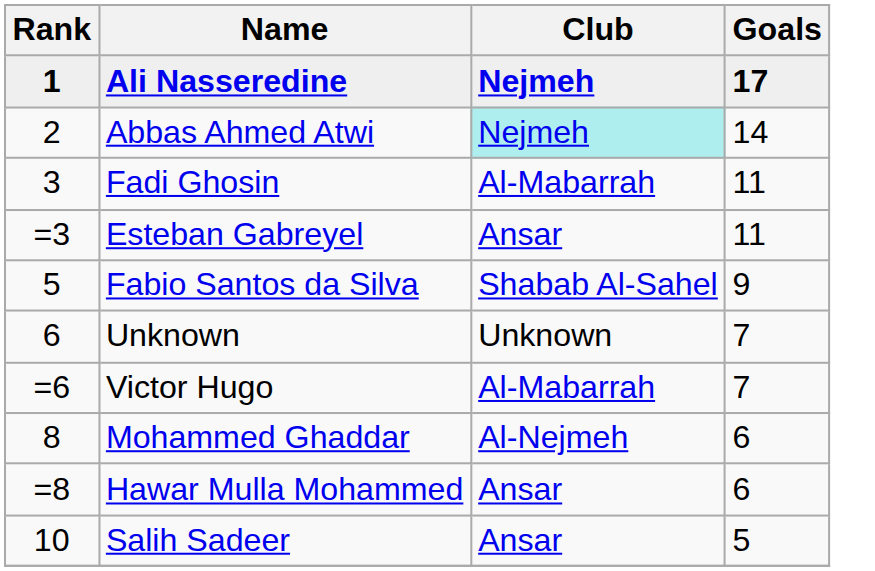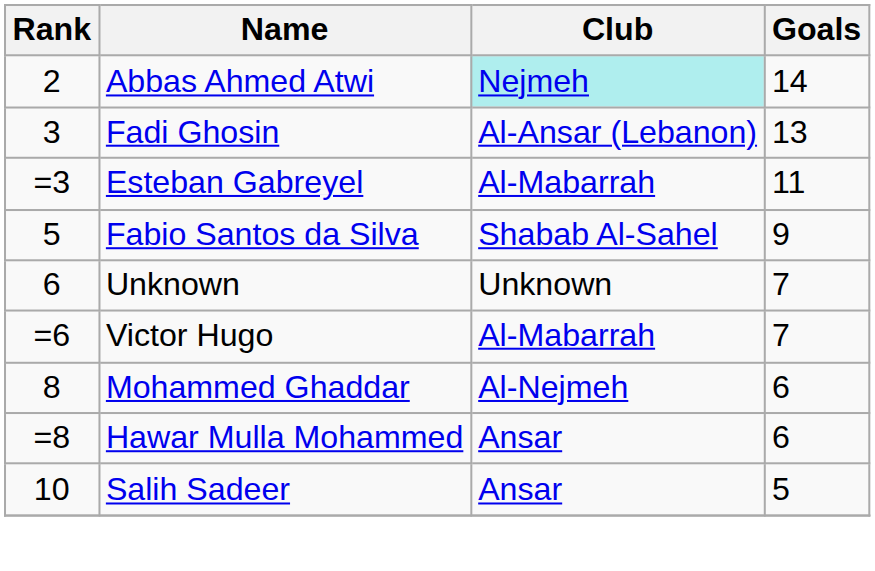- row: (227, 81)
(567, 183) Al-Mabarrah -> (618, 132) Al-Ansar (Lebanon)
(749, 183) 11 -> (790, 132) 13
(520, 234) Ansar -> (567, 183) Al-Mabarrah
